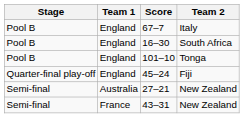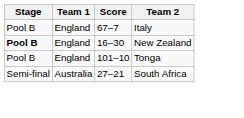(21, 43) normal -> (22, 43) bold
(206, 43) South Africa -> (163, 43) New Zealand
- row: (156, 74)
(208, 89) New Zealand -> (160, 74) South Africa
- row: (156, 105)
